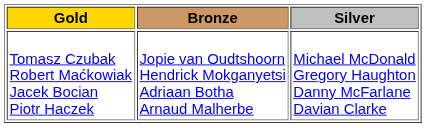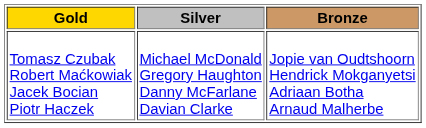columns swapped: (354, 17) <-> (213, 17)
